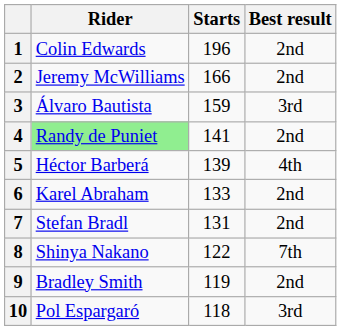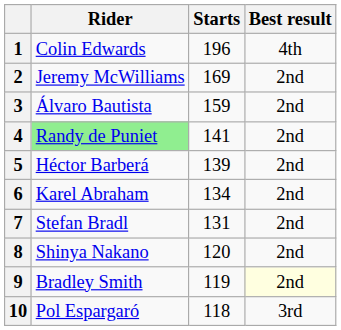(290, 48) 2nd -> (290, 48) 4th
(217, 77) 166 -> (217, 77) 169
(290, 106) 3rd -> (290, 106) 2nd
(290, 164) 4th -> (290, 164) 2nd
(217, 194) 133 -> (217, 194) 134
(217, 252) 122 -> (217, 252) 120
(290, 252) 7th -> (290, 252) 2nd
(290, 281) no background -> (290, 281) lightyellow background
